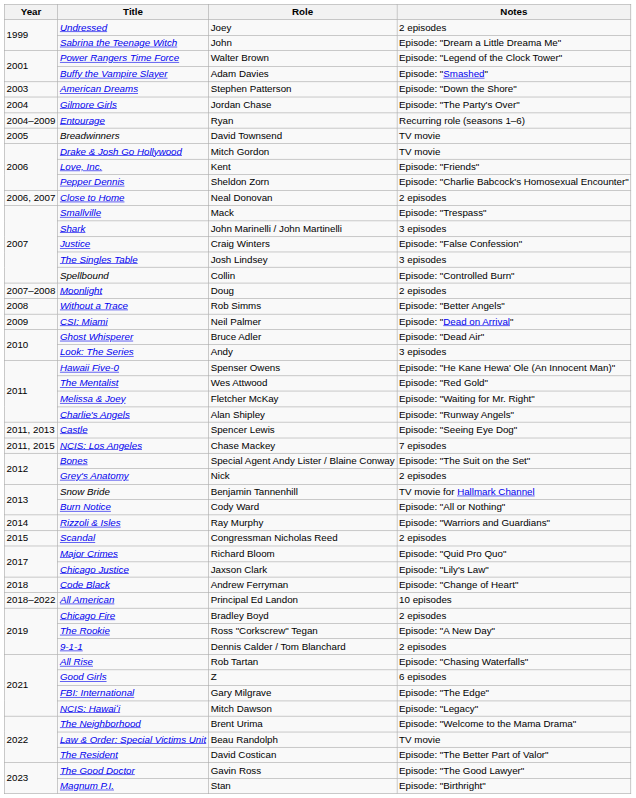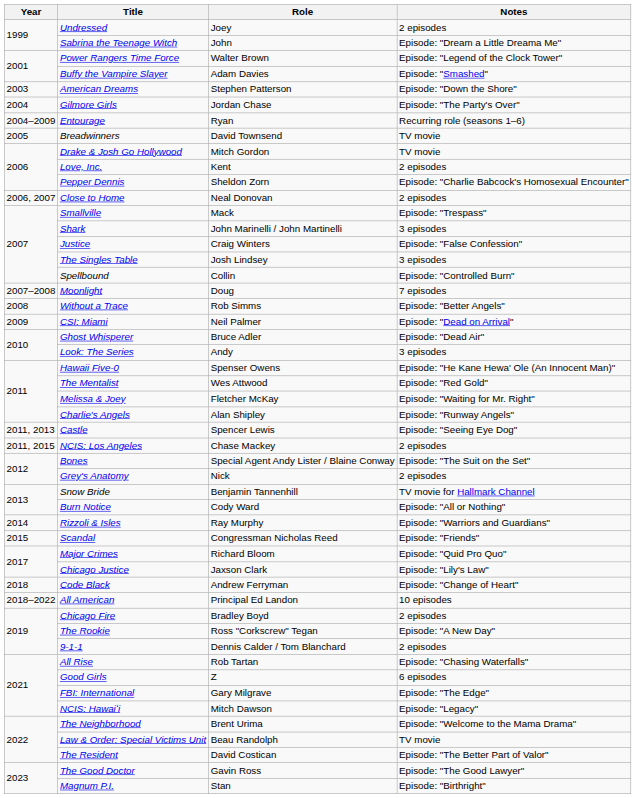(439, 167) Episode: "Friends" -> (423, 167) 2 episodes
(423, 290) 2 episodes -> (423, 290) 7 episodes
(423, 445) 7 episodes -> (423, 445) 2 episodes
(423, 538) 2 episodes -> (439, 538) Episode: "Friends"
